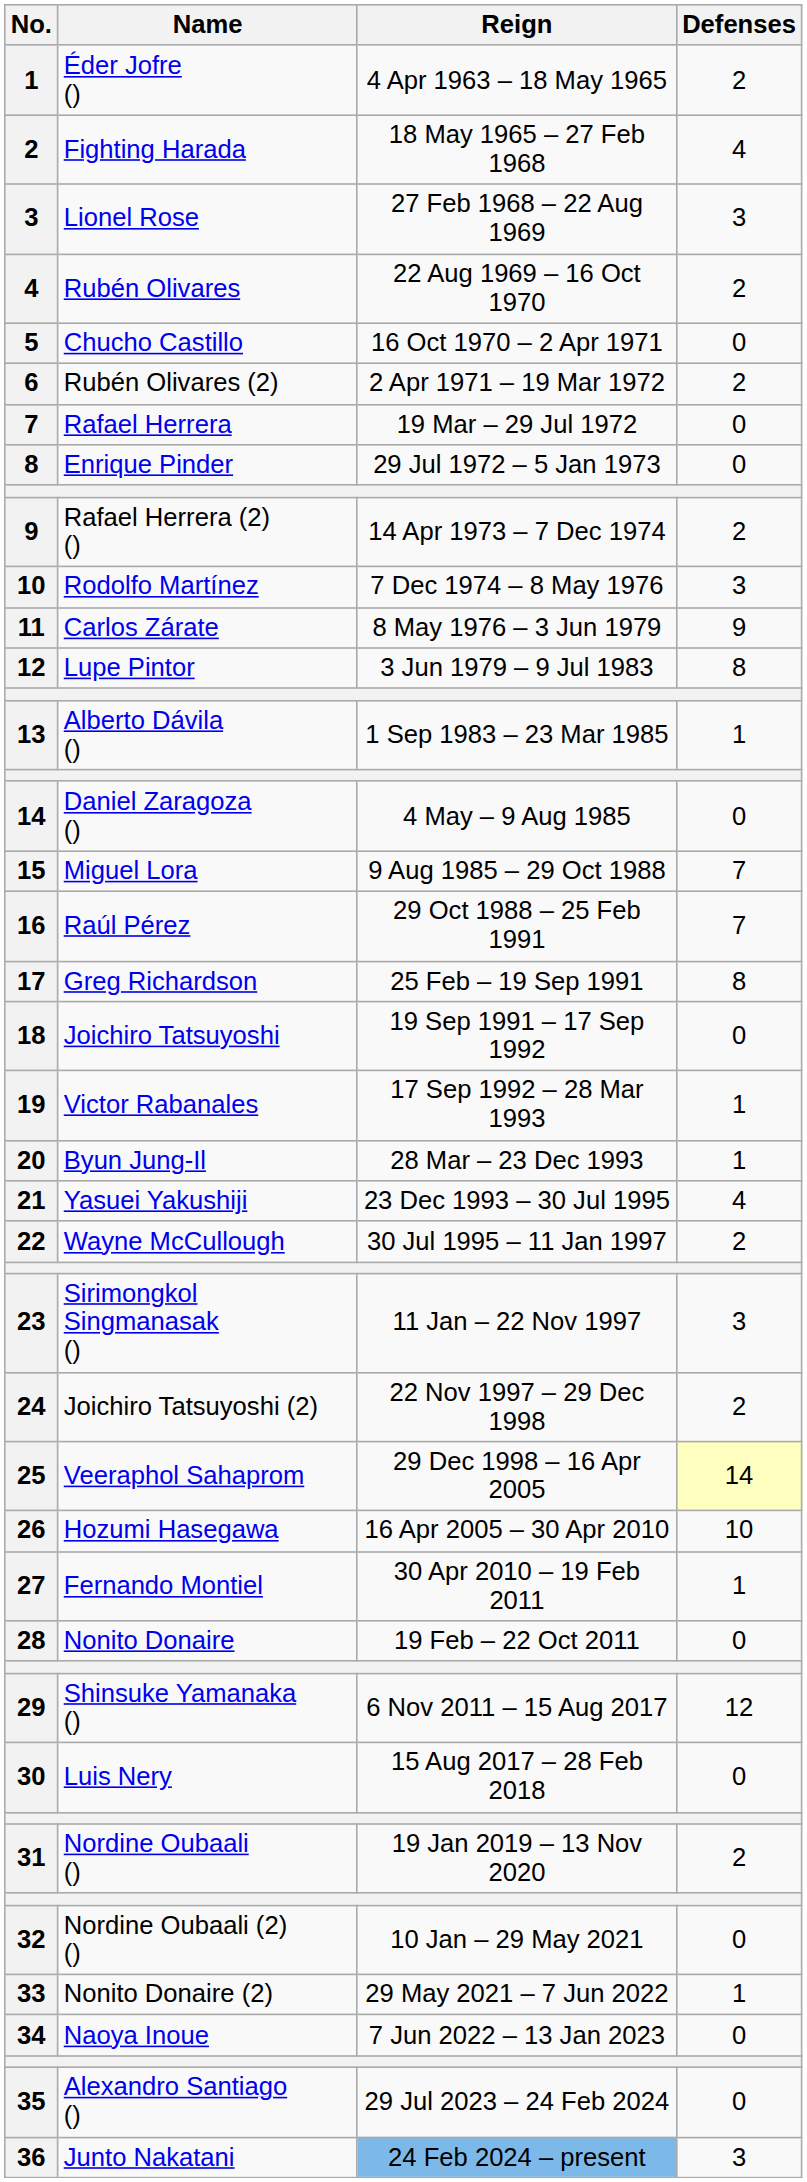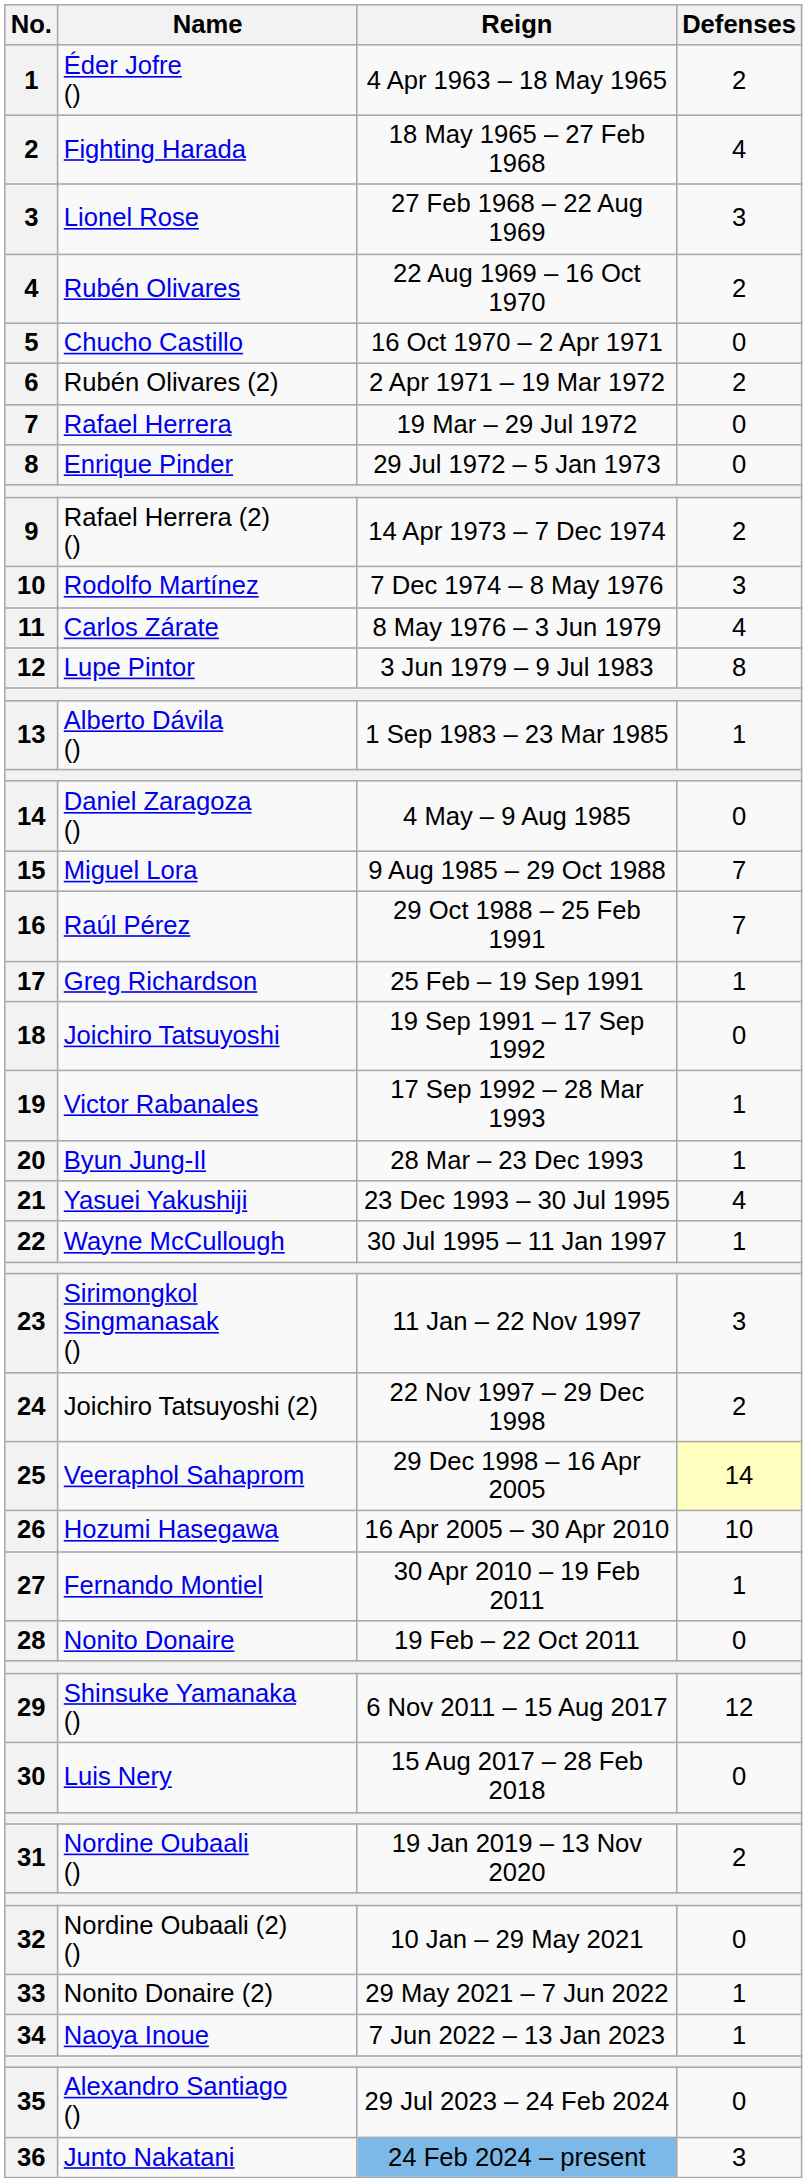(739, 627) 9 -> (739, 627) 4
(739, 980) 8 -> (739, 980) 1
(739, 1241) 2 -> (739, 1241) 1
(739, 2035) 0 -> (739, 2035) 1
